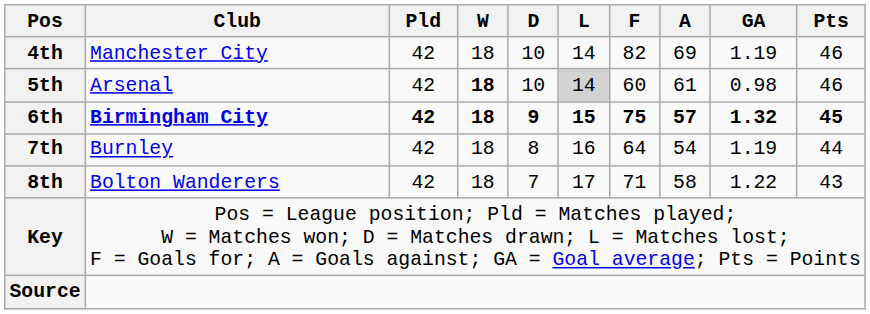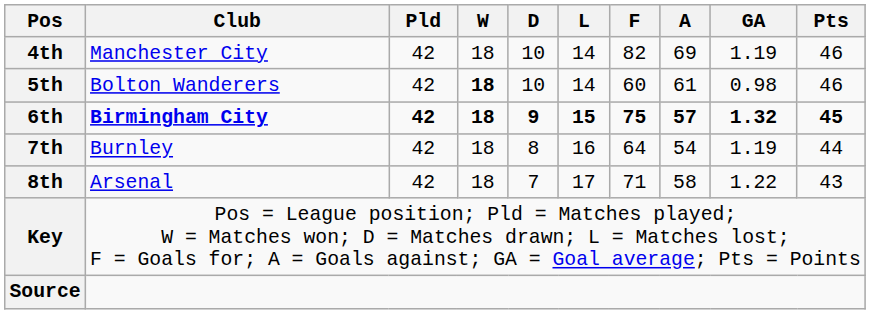(132, 85) Arsenal -> (185, 85) Bolton Wanderers
(584, 85) lightgrey background -> (584, 85) no background
(185, 182) Bolton Wanderers -> (132, 182) Arsenal
